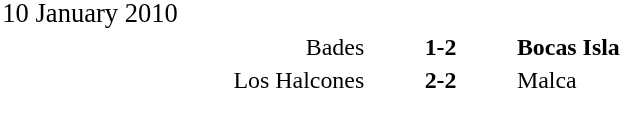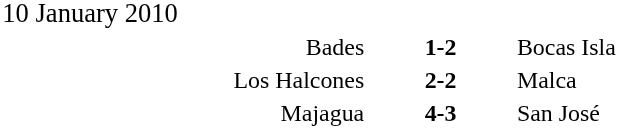(568, 46) bold -> (566, 46) normal
+ row: (322, 113)
